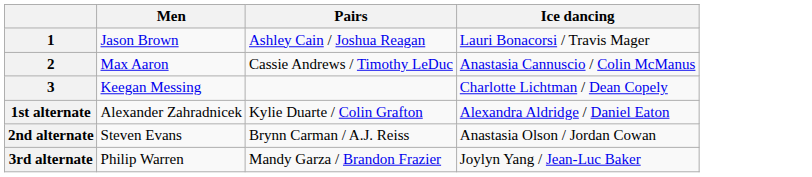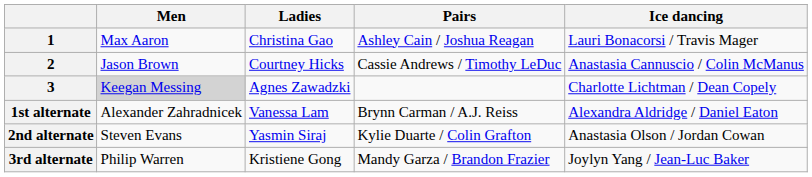+ column: (300, 16)
(140, 40) Jason Brown -> (135, 40) Max Aaron
(135, 64) Max Aaron -> (140, 64) Jason Brown
(151, 87) no background -> (151, 87) lightgrey background
(336, 111) Kylie Duarte / Colin Grafton -> (438, 111) Brynn Carman / A.J. Reiss
(329, 135) Brynn Carman / A.J. Reiss -> (444, 135) Kylie Duarte / Colin Grafton
